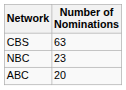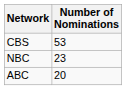(60, 42) 63 -> (60, 42) 53
